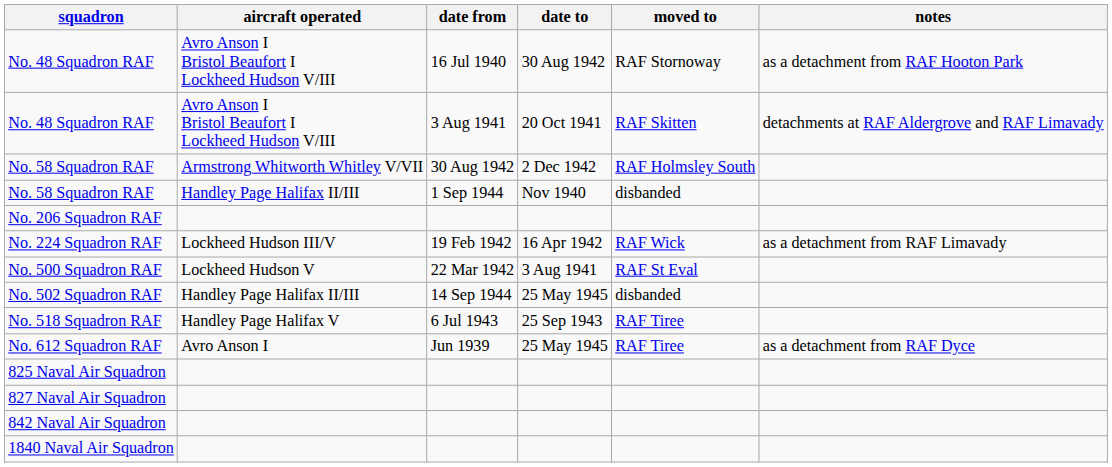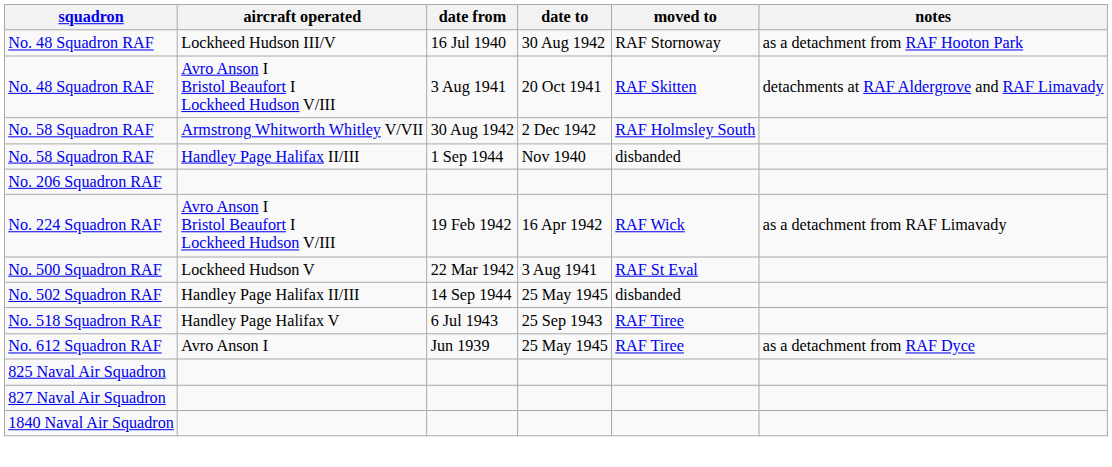(258, 61) Avro Anson I Bristol Beaufort I Lockheed Hudson V/III -> (258, 42) Lockheed Hudson III/V
(258, 243) Lockheed Hudson III/V -> (258, 225) Avro Anson I Bristol Beaufort I Lockheed Hudson V/III
- row: (87, 423)
